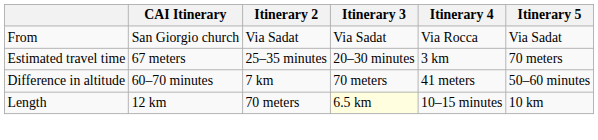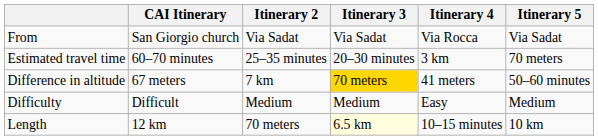(159, 59) 67 meters -> (172, 59) 60–70 minutes
(172, 80) 60–70 minutes -> (159, 80) 67 meters
(360, 80) no background -> (360, 80) gold background
+ row: (35, 102)
